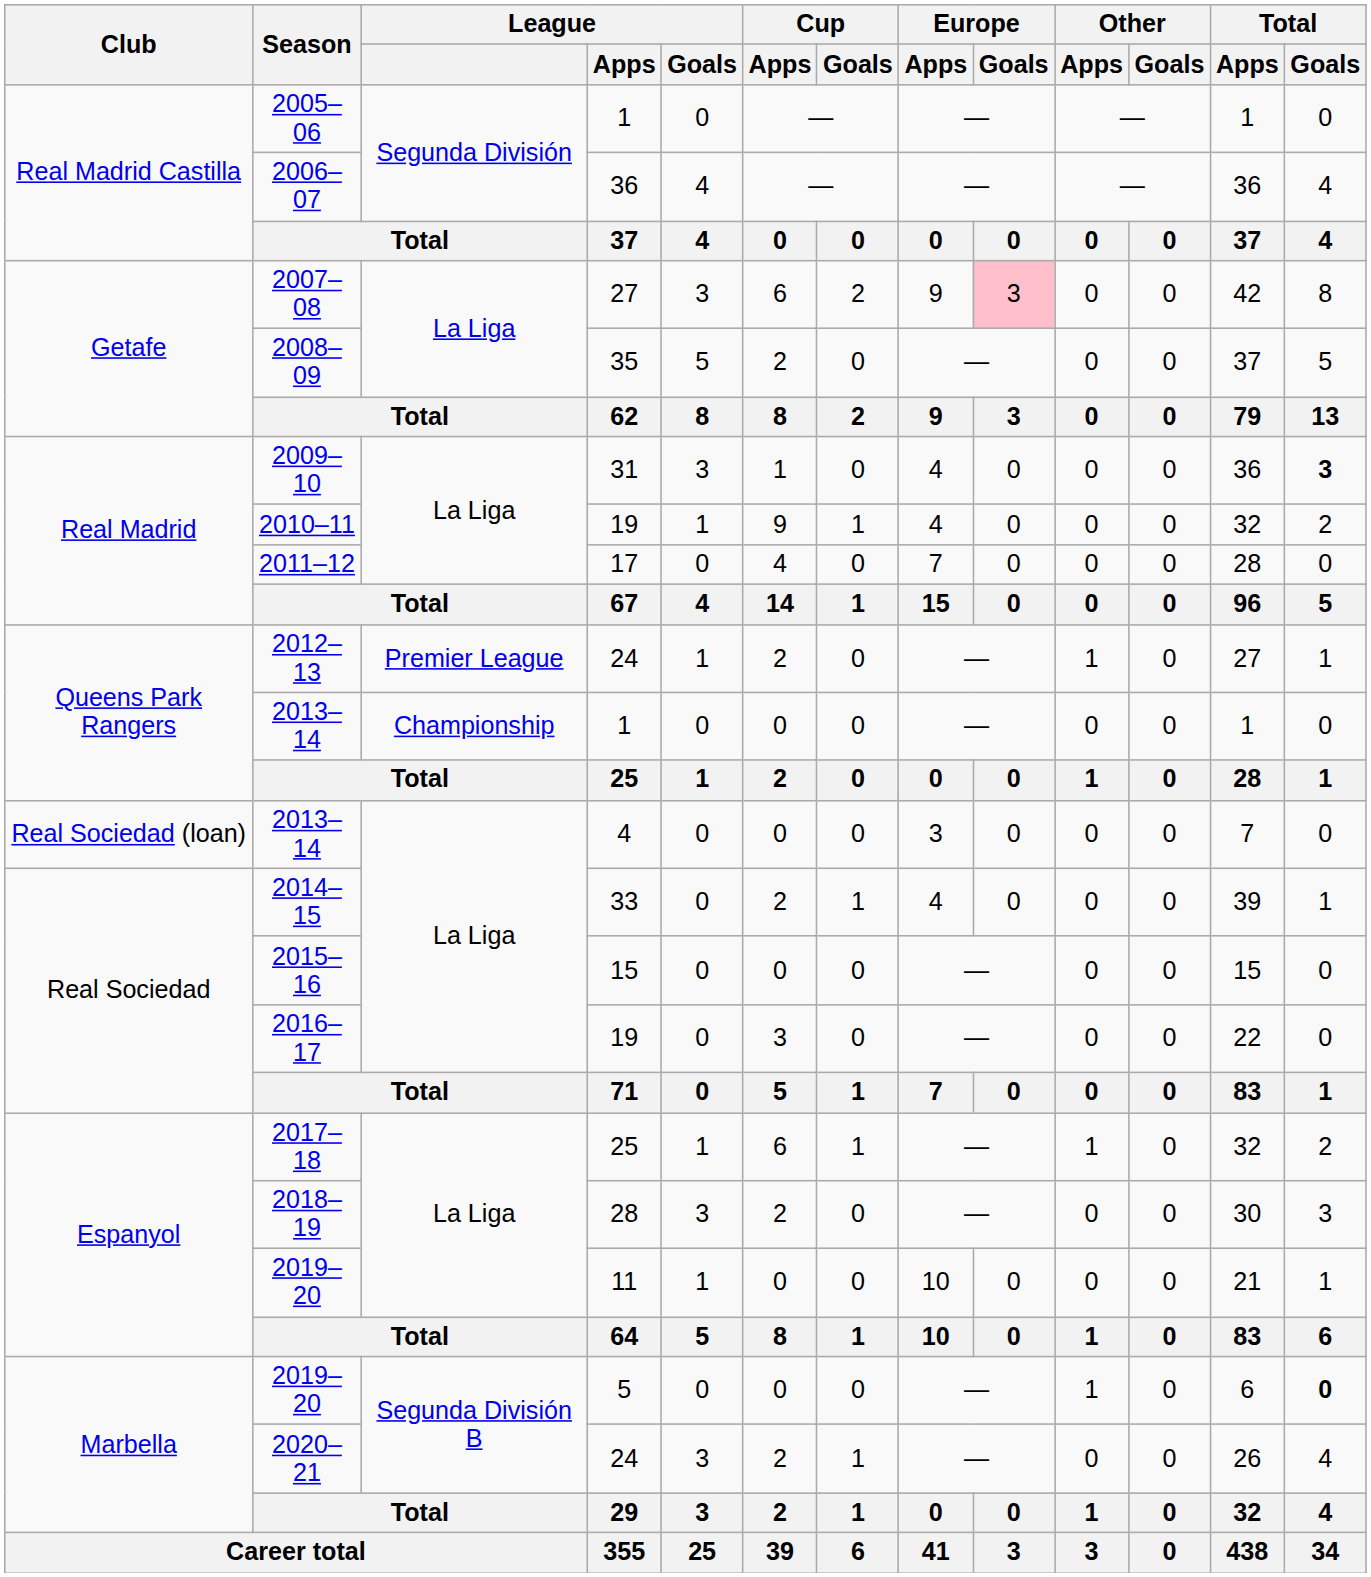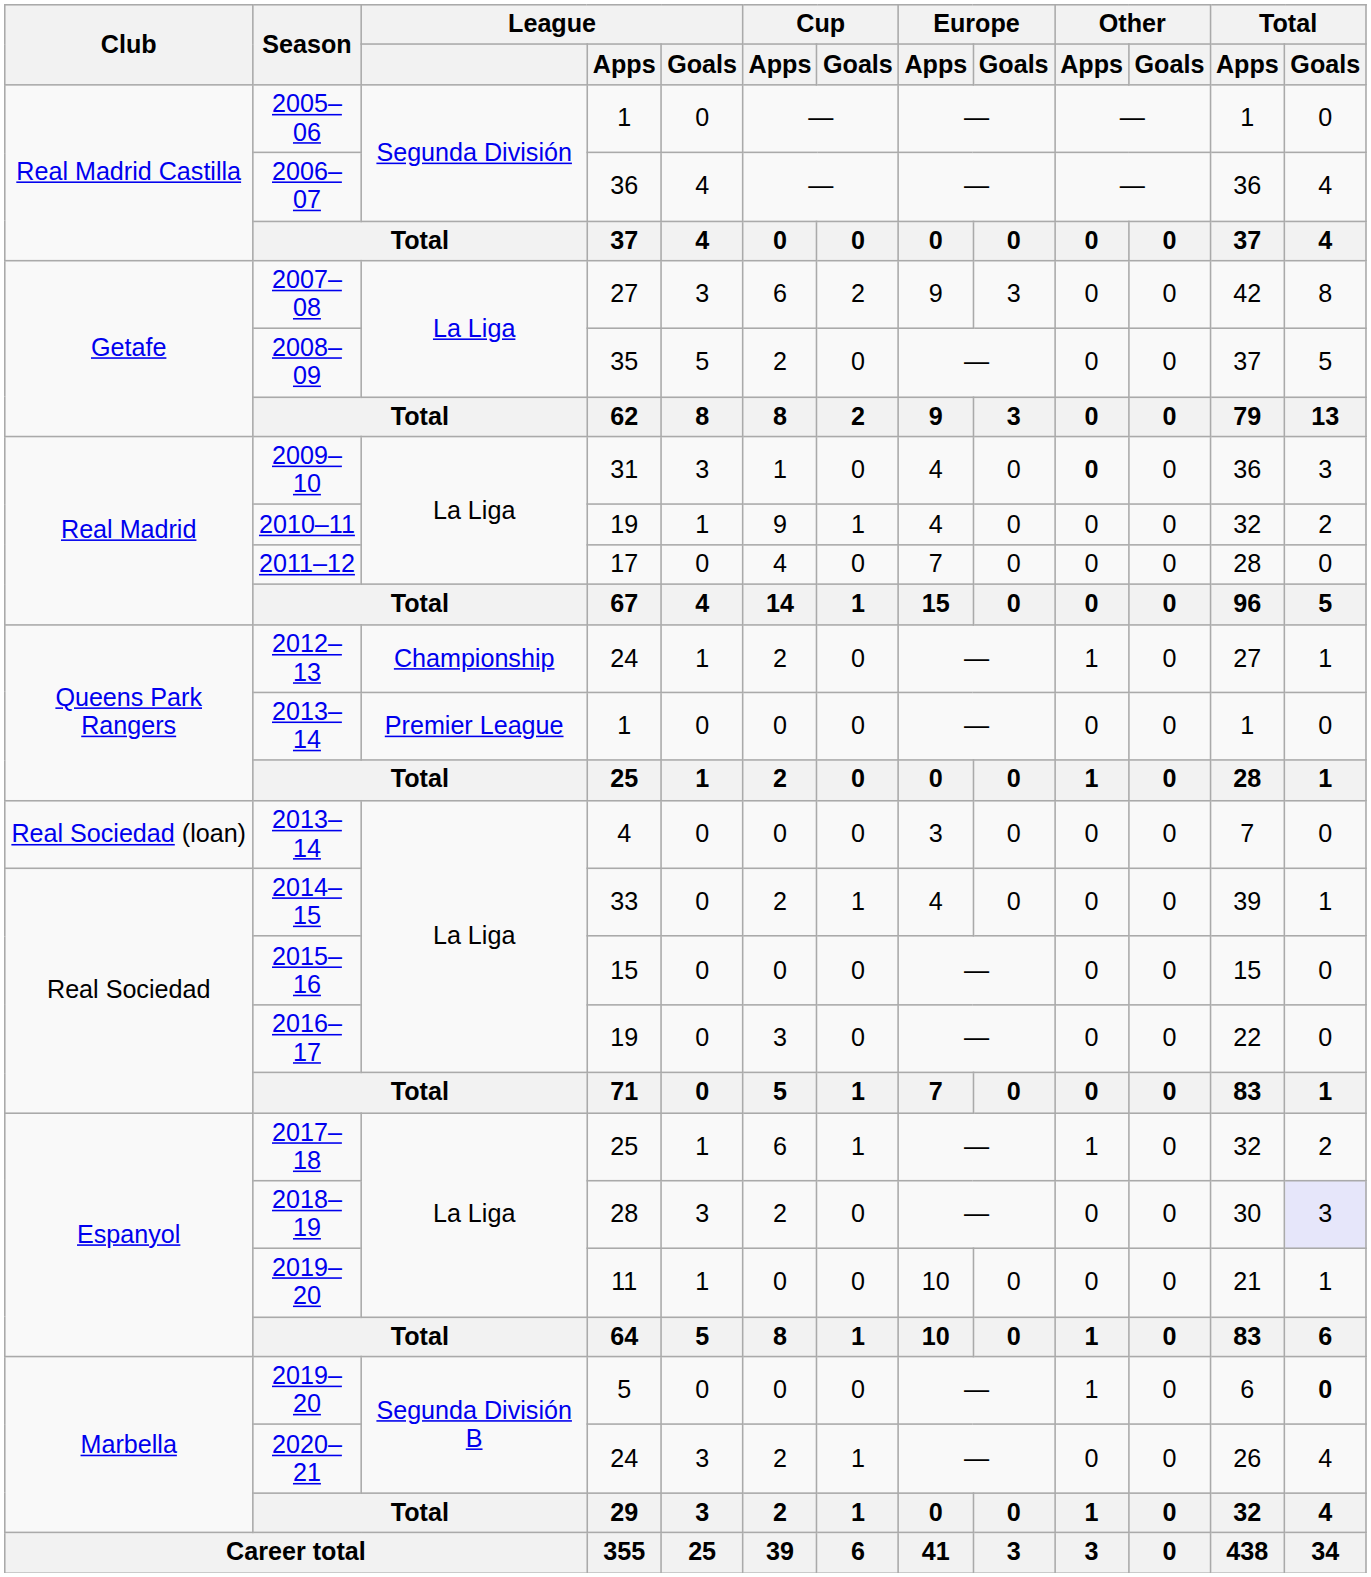(1014, 294) pink background -> (1014, 294) no background
(1092, 470) normal -> (1092, 470) bold
(1325, 470) bold -> (1325, 470) normal
(474, 657) Premier League -> (474, 657) Championship
(474, 726) Championship -> (474, 726) Premier League
(1325, 1214) no background -> (1325, 1214) lavender background
